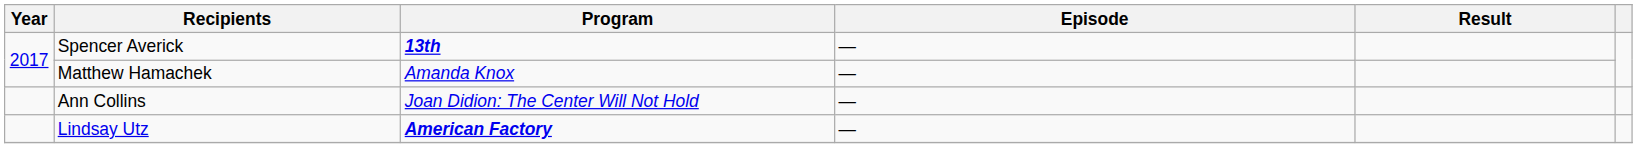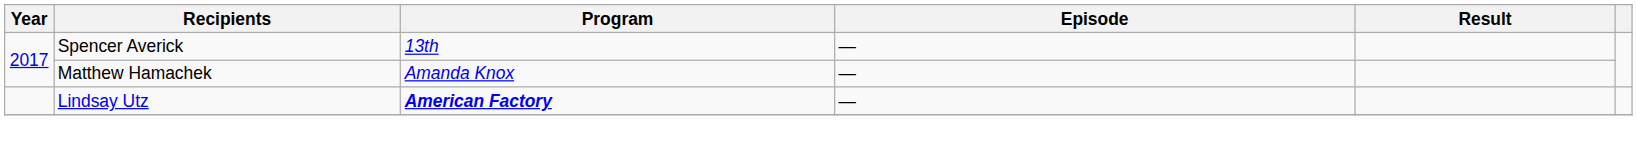(423, 46) bold -> (422, 46) normal
- row: (102, 101)
